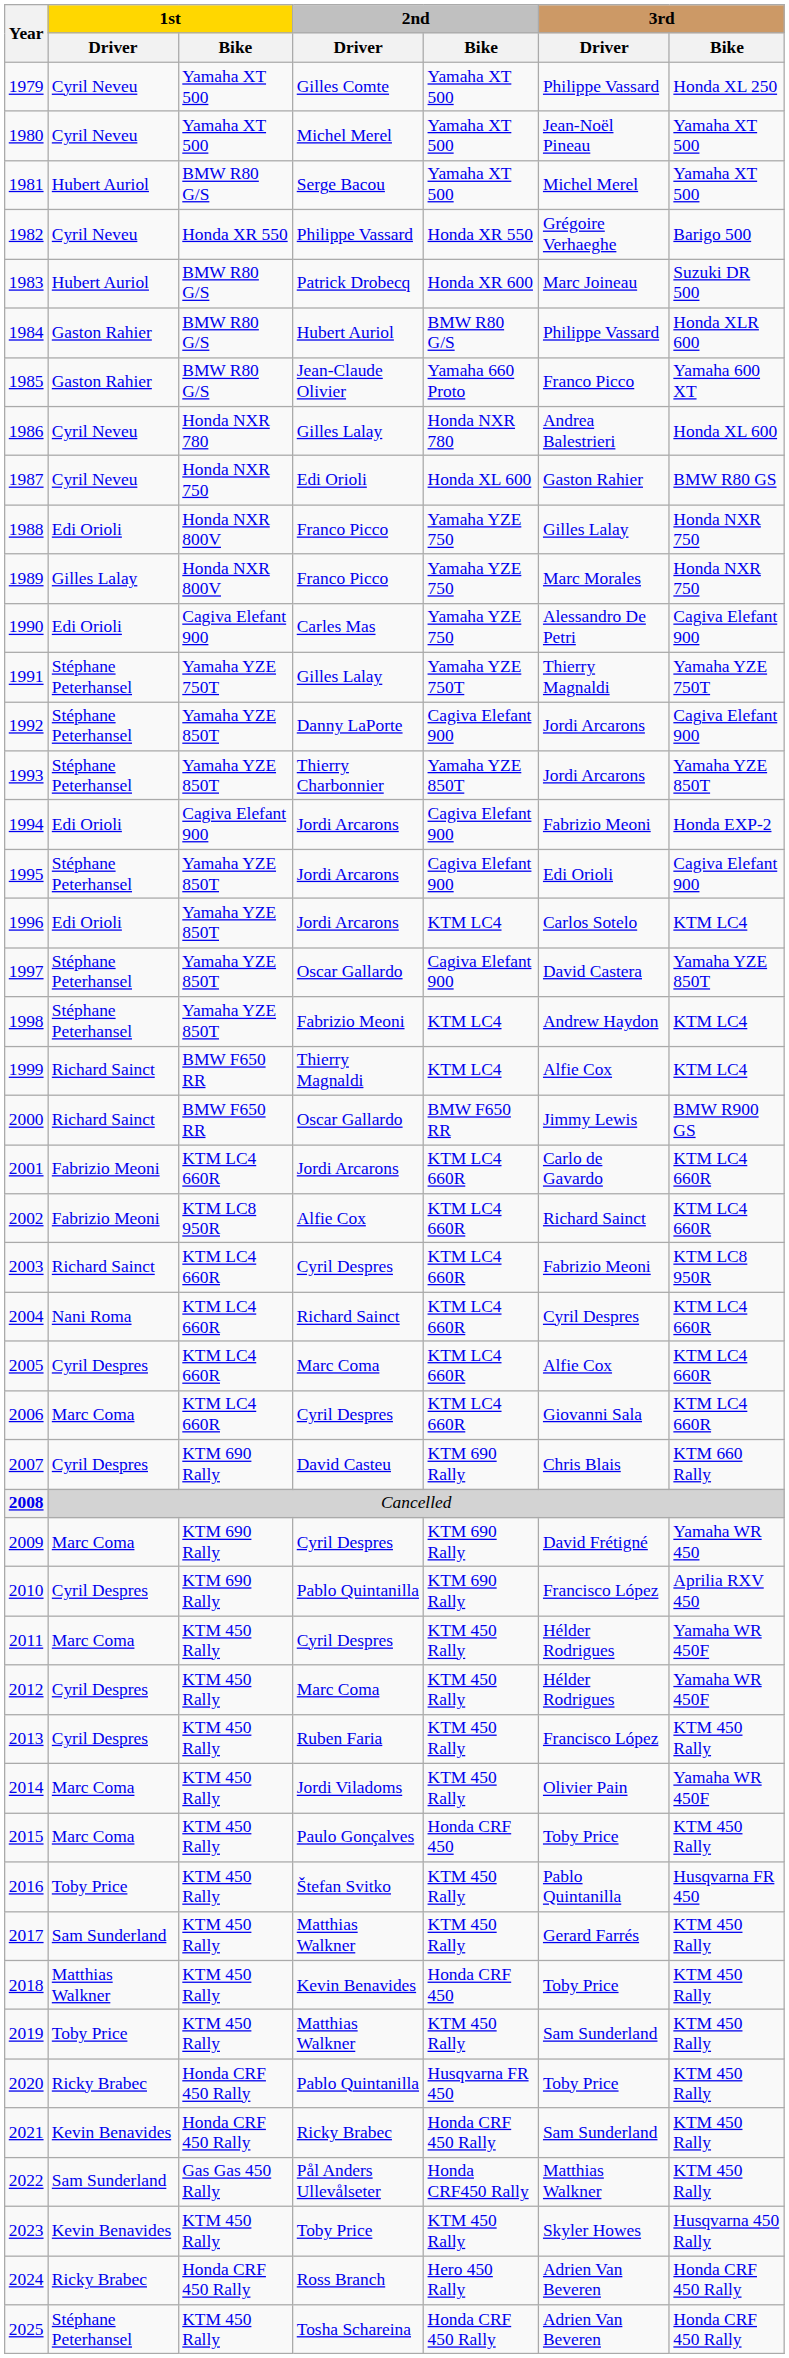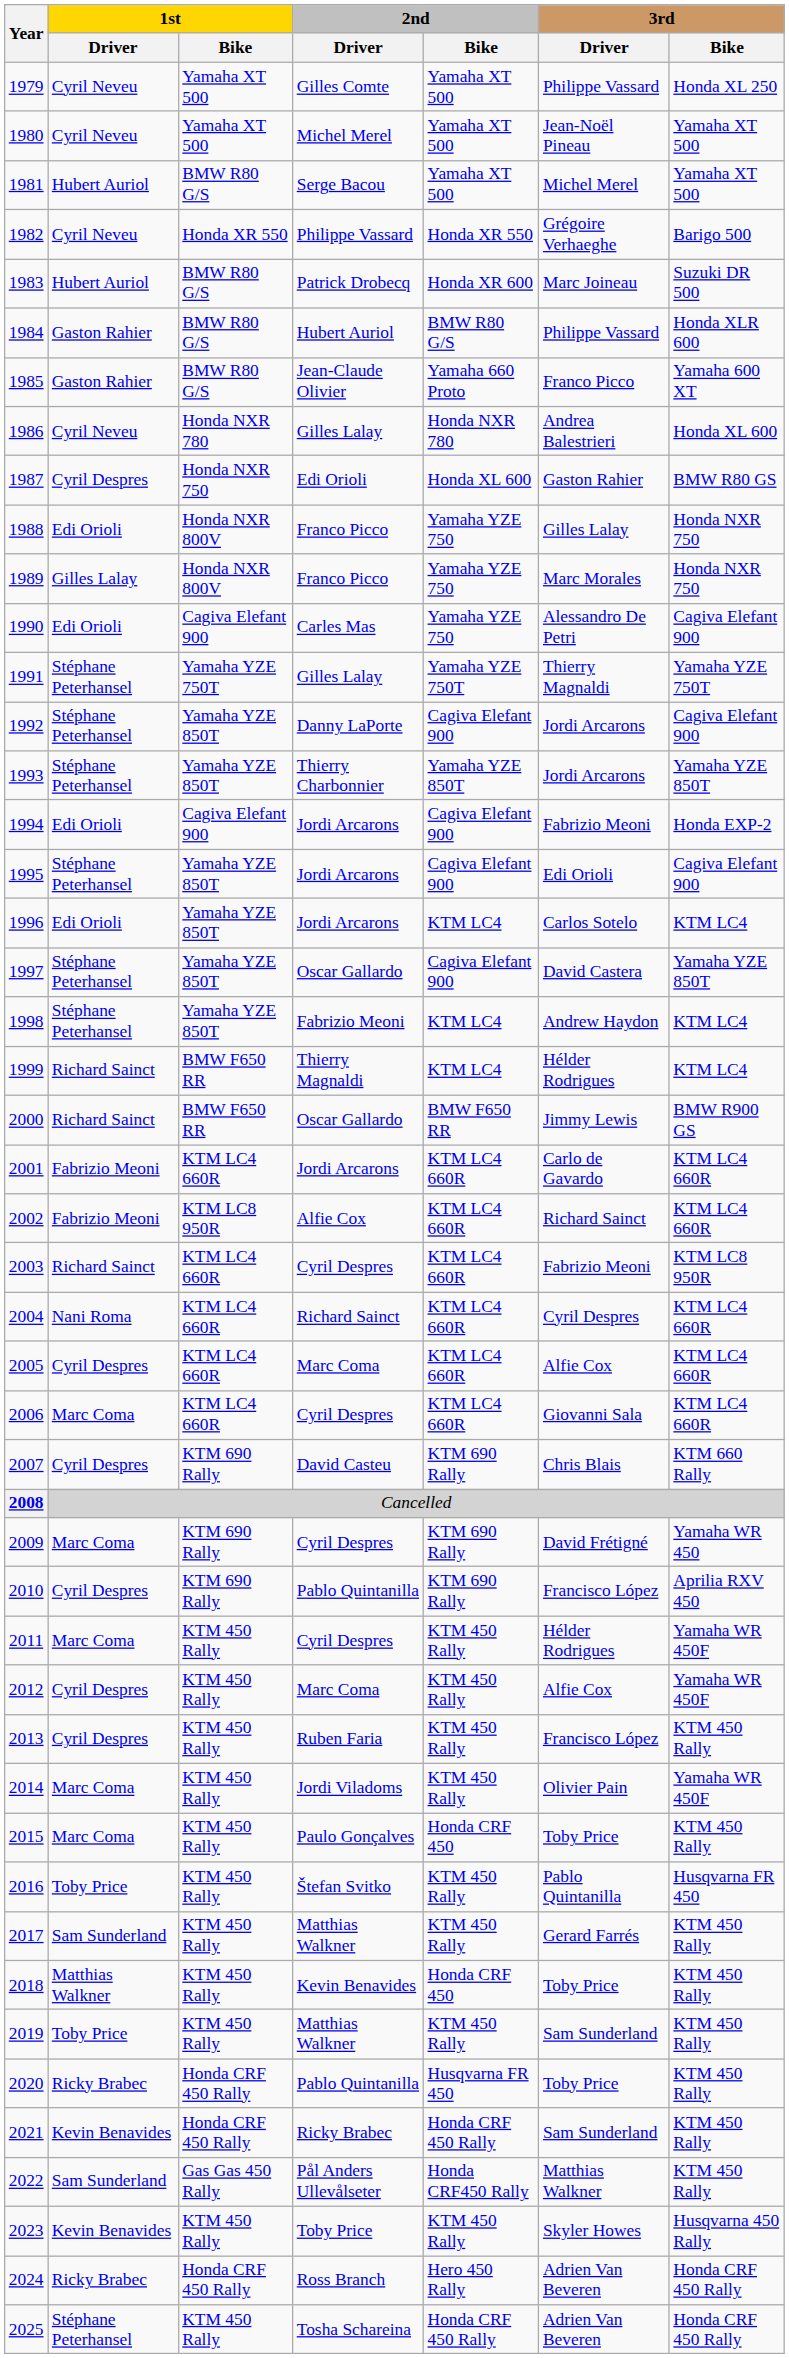(95, 479) Cyril Neveu -> (100, 479) Cyril Despres
(578, 1070) Alfie Cox -> (579, 1070) Hélder Rodrigues
(579, 1689) Hélder Rodrigues -> (578, 1689) Alfie Cox
